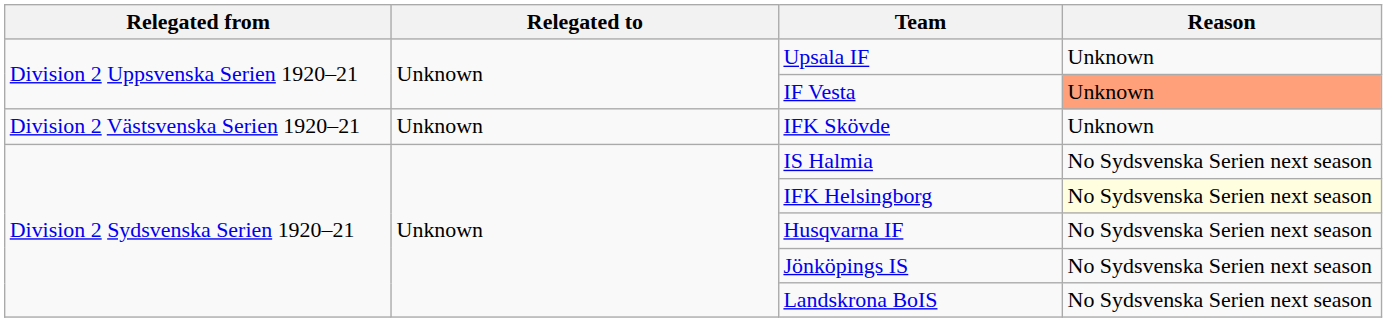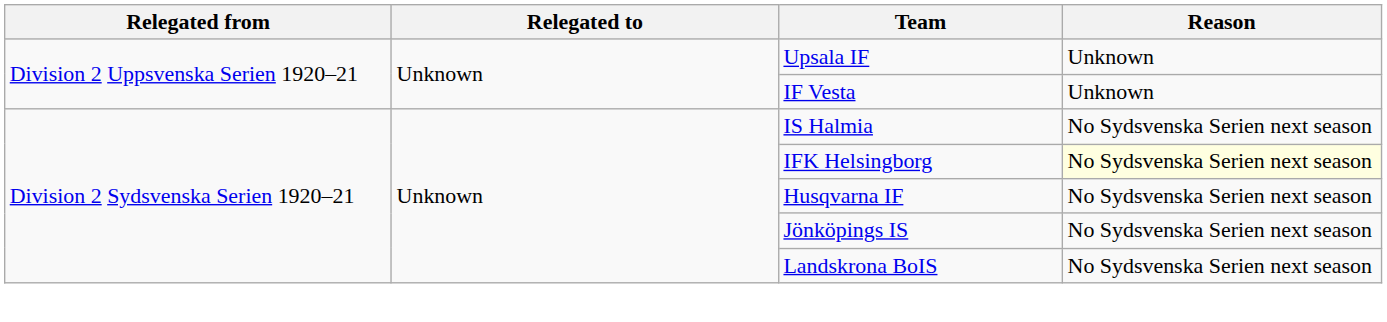(1111, 91) lightsalmon background -> (1111, 91) no background
- row: (837, 126)
